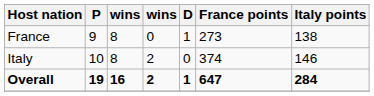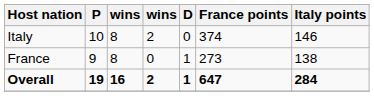rows swapped: (29, 36) <-> (20, 58)
